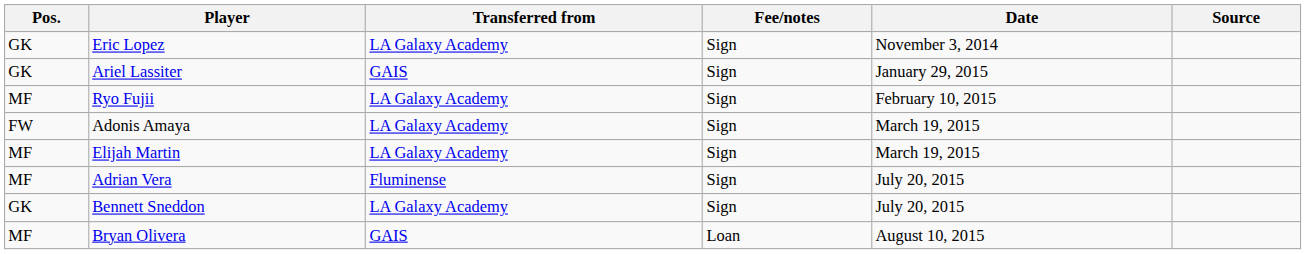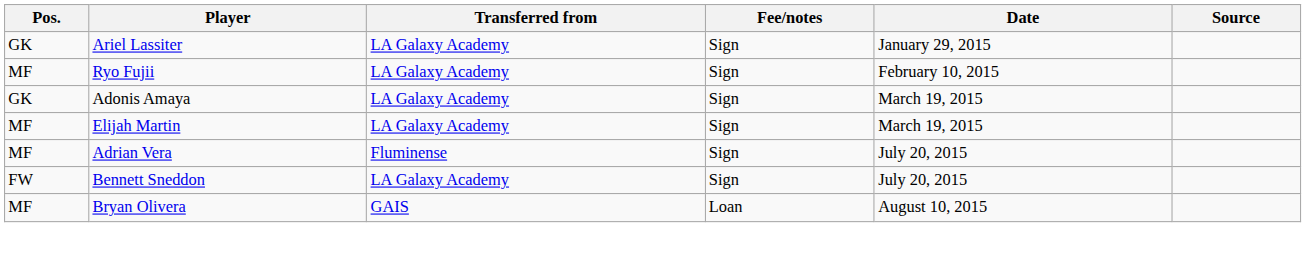- row: (128, 45)
(389, 72) GAIS -> (440, 45) LA Galaxy Academy
(21, 126) FW -> (20, 99) GK
(20, 207) GK -> (21, 180) FW
